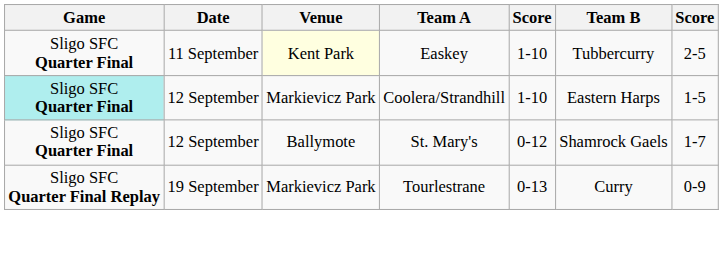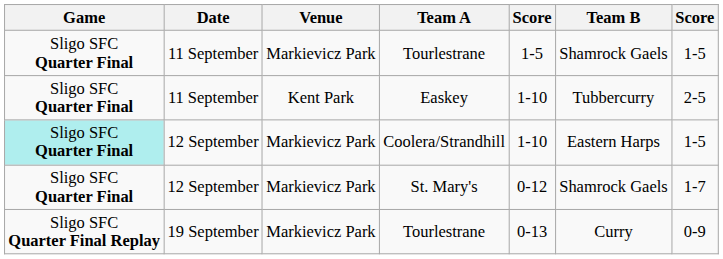+ row: (213, 52)
(321, 52) lightyellow background -> (321, 97) no background
(321, 142) Ballymote -> (321, 187) Markievicz Park
